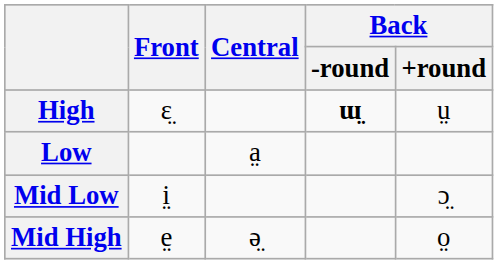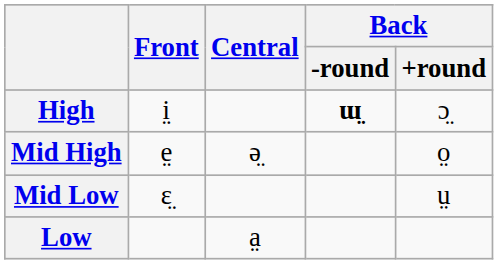(166, 110) ɛ̤ -> (166, 110) i̤
(444, 110) ṳ -> (444, 110) ɔ̤
rows swapped: (66, 237) <-> (66, 152)
(166, 195) i̤ -> (166, 195) ɛ̤
(444, 195) ɔ̤ -> (444, 195) ṳ
